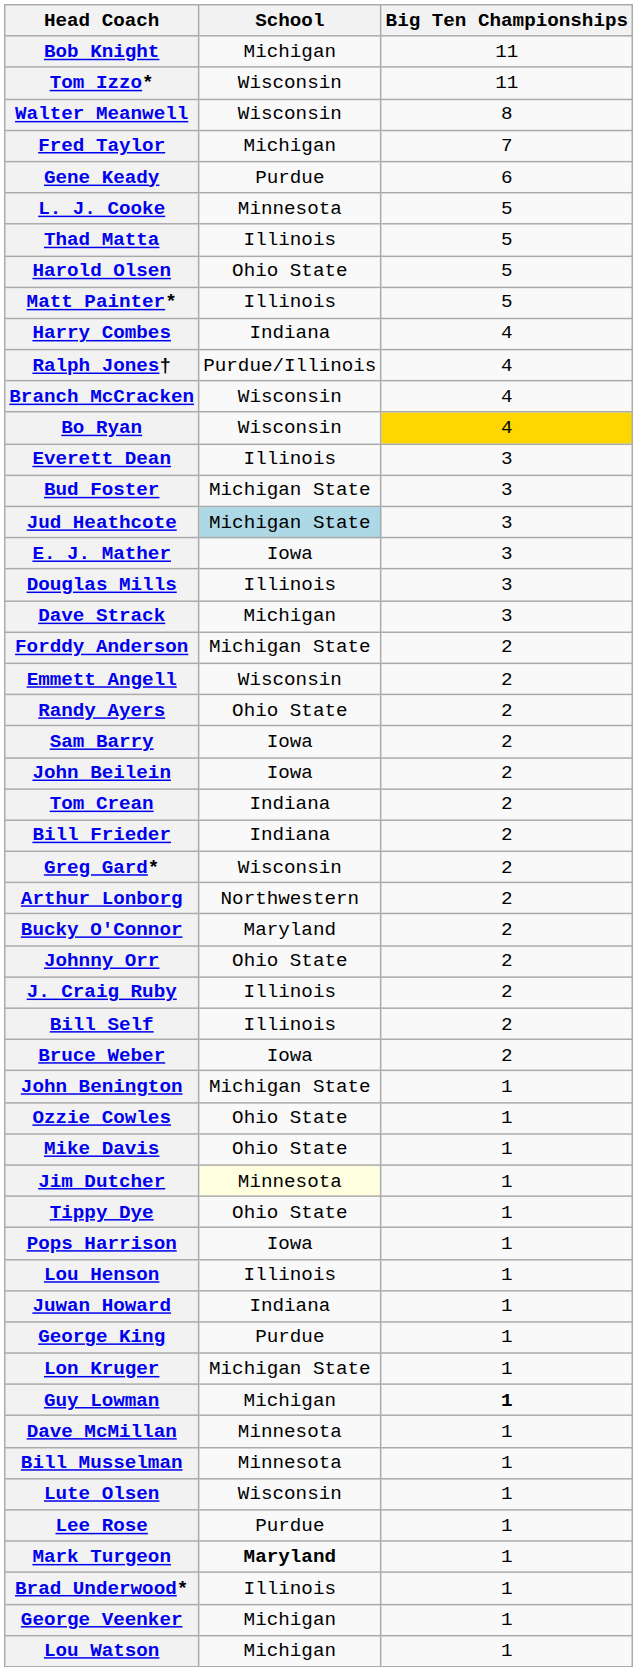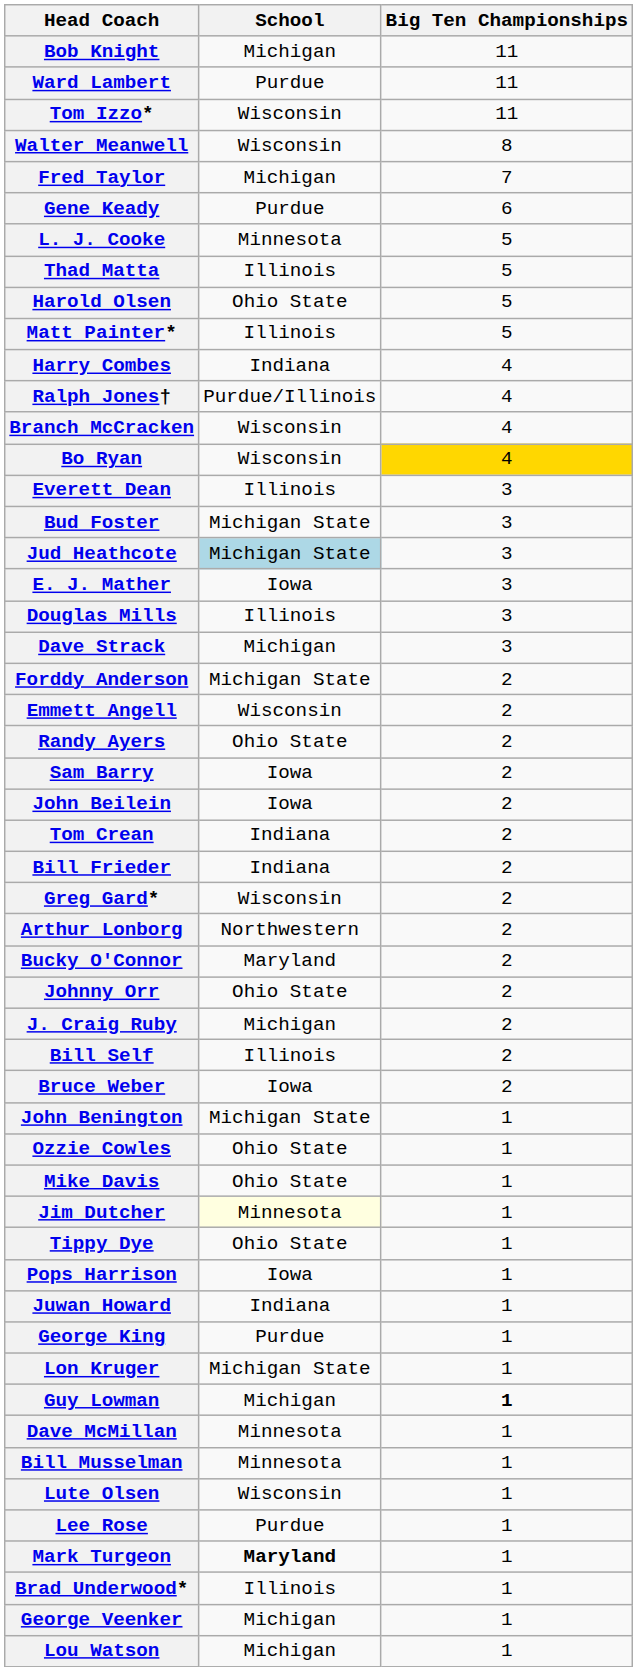+ row: (102, 83)
(290, 993) Illinois -> (290, 1024) Michigan
- row: (102, 1275)
